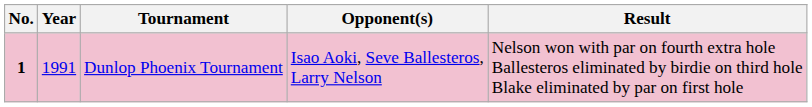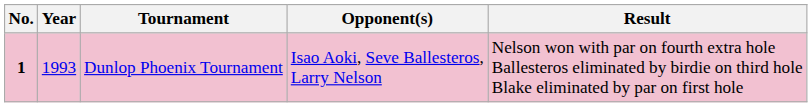(59, 67) 1991 -> (59, 67) 1993
